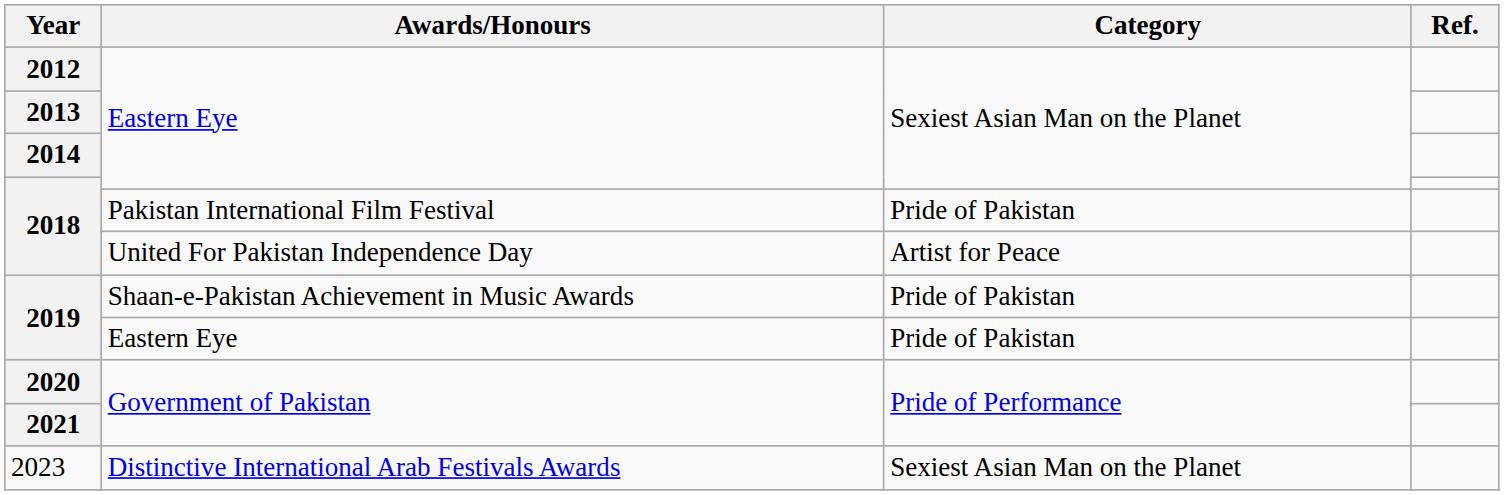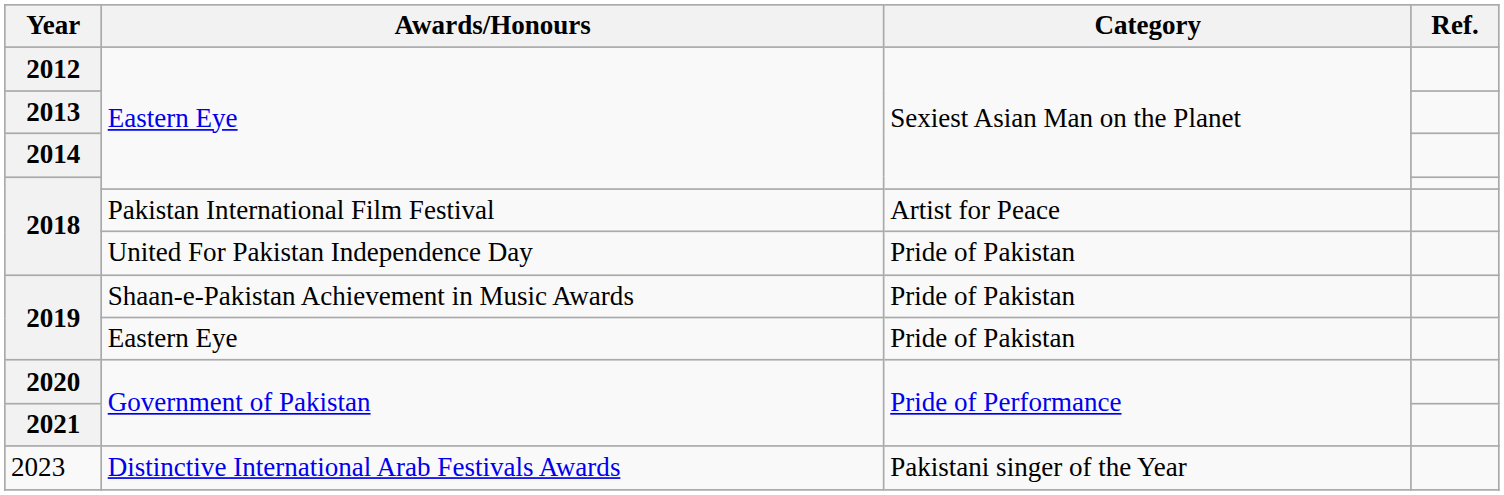(983, 209) Pride of Pakistan -> (975, 209) Artist for Peace
(975, 252) Artist for Peace -> (983, 252) Pride of Pakistan
(1066, 467) Sexiest Asian Man on the Planet -> (1039, 467) Pakistani singer of the Year
